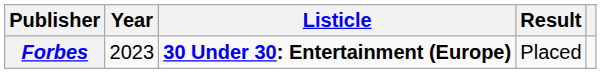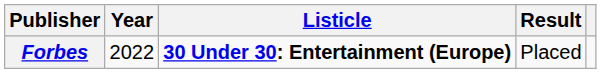(132, 52) 2023 -> (132, 52) 2022
